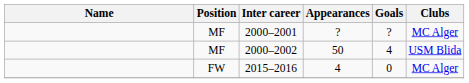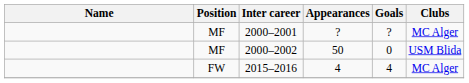(389, 50) 4 -> (389, 50) 0
(389, 68) 0 -> (389, 68) 4
